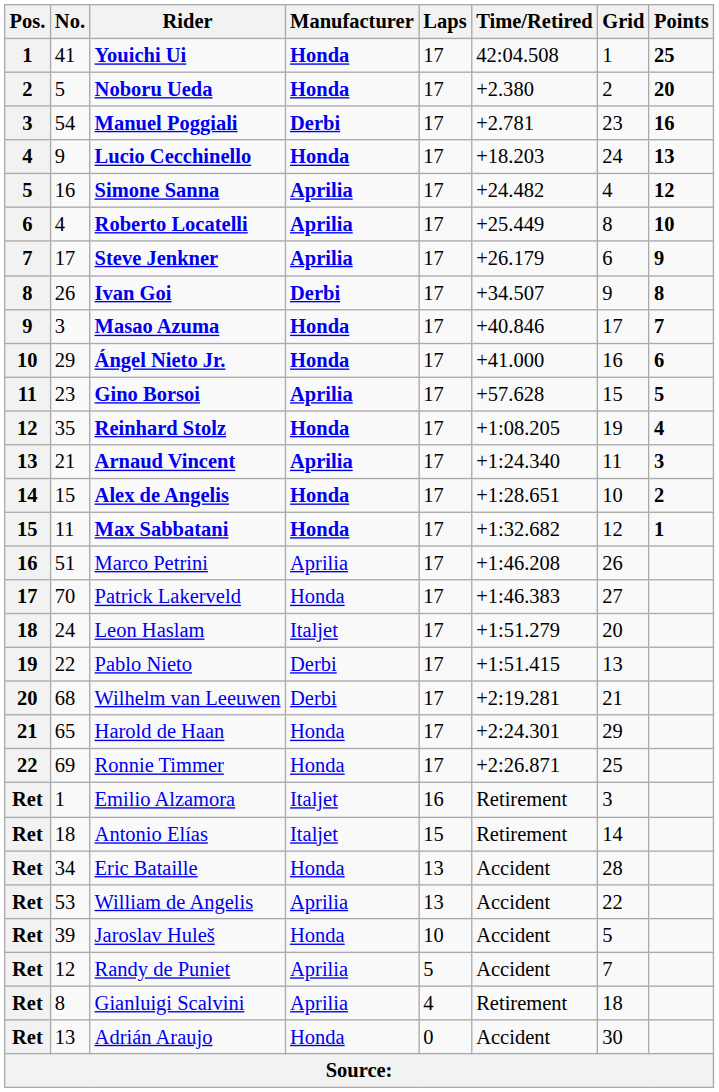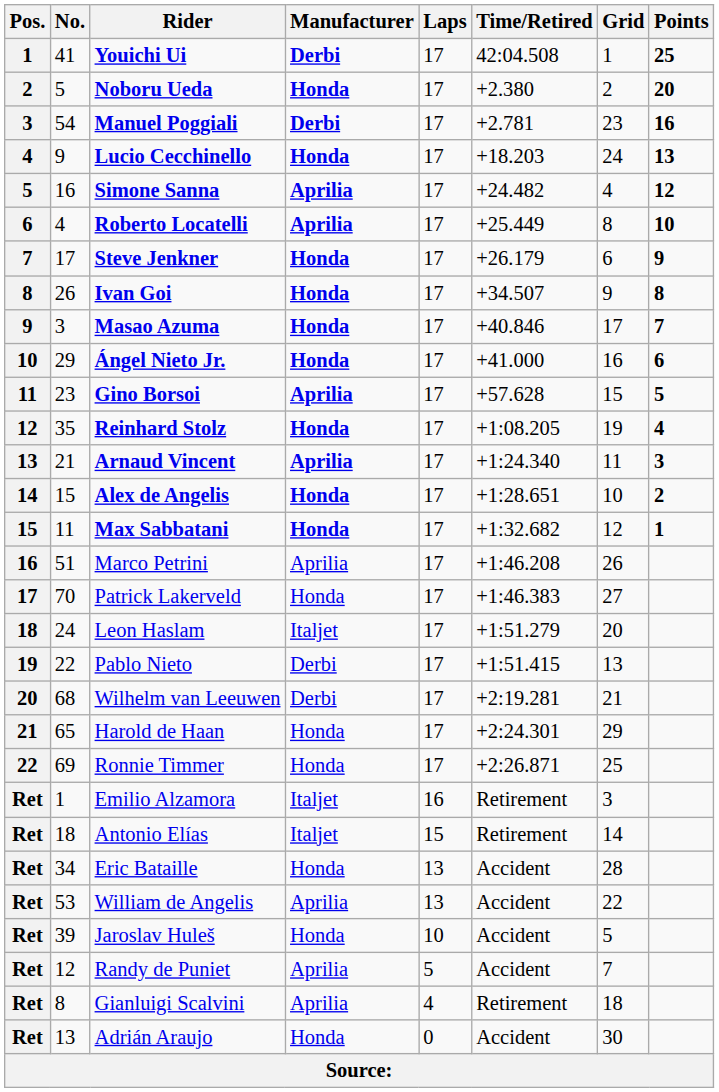(320, 55) Honda -> (315, 55) Derbi
(321, 258) Aprilia -> (320, 258) Honda
(315, 292) Derbi -> (320, 292) Honda
